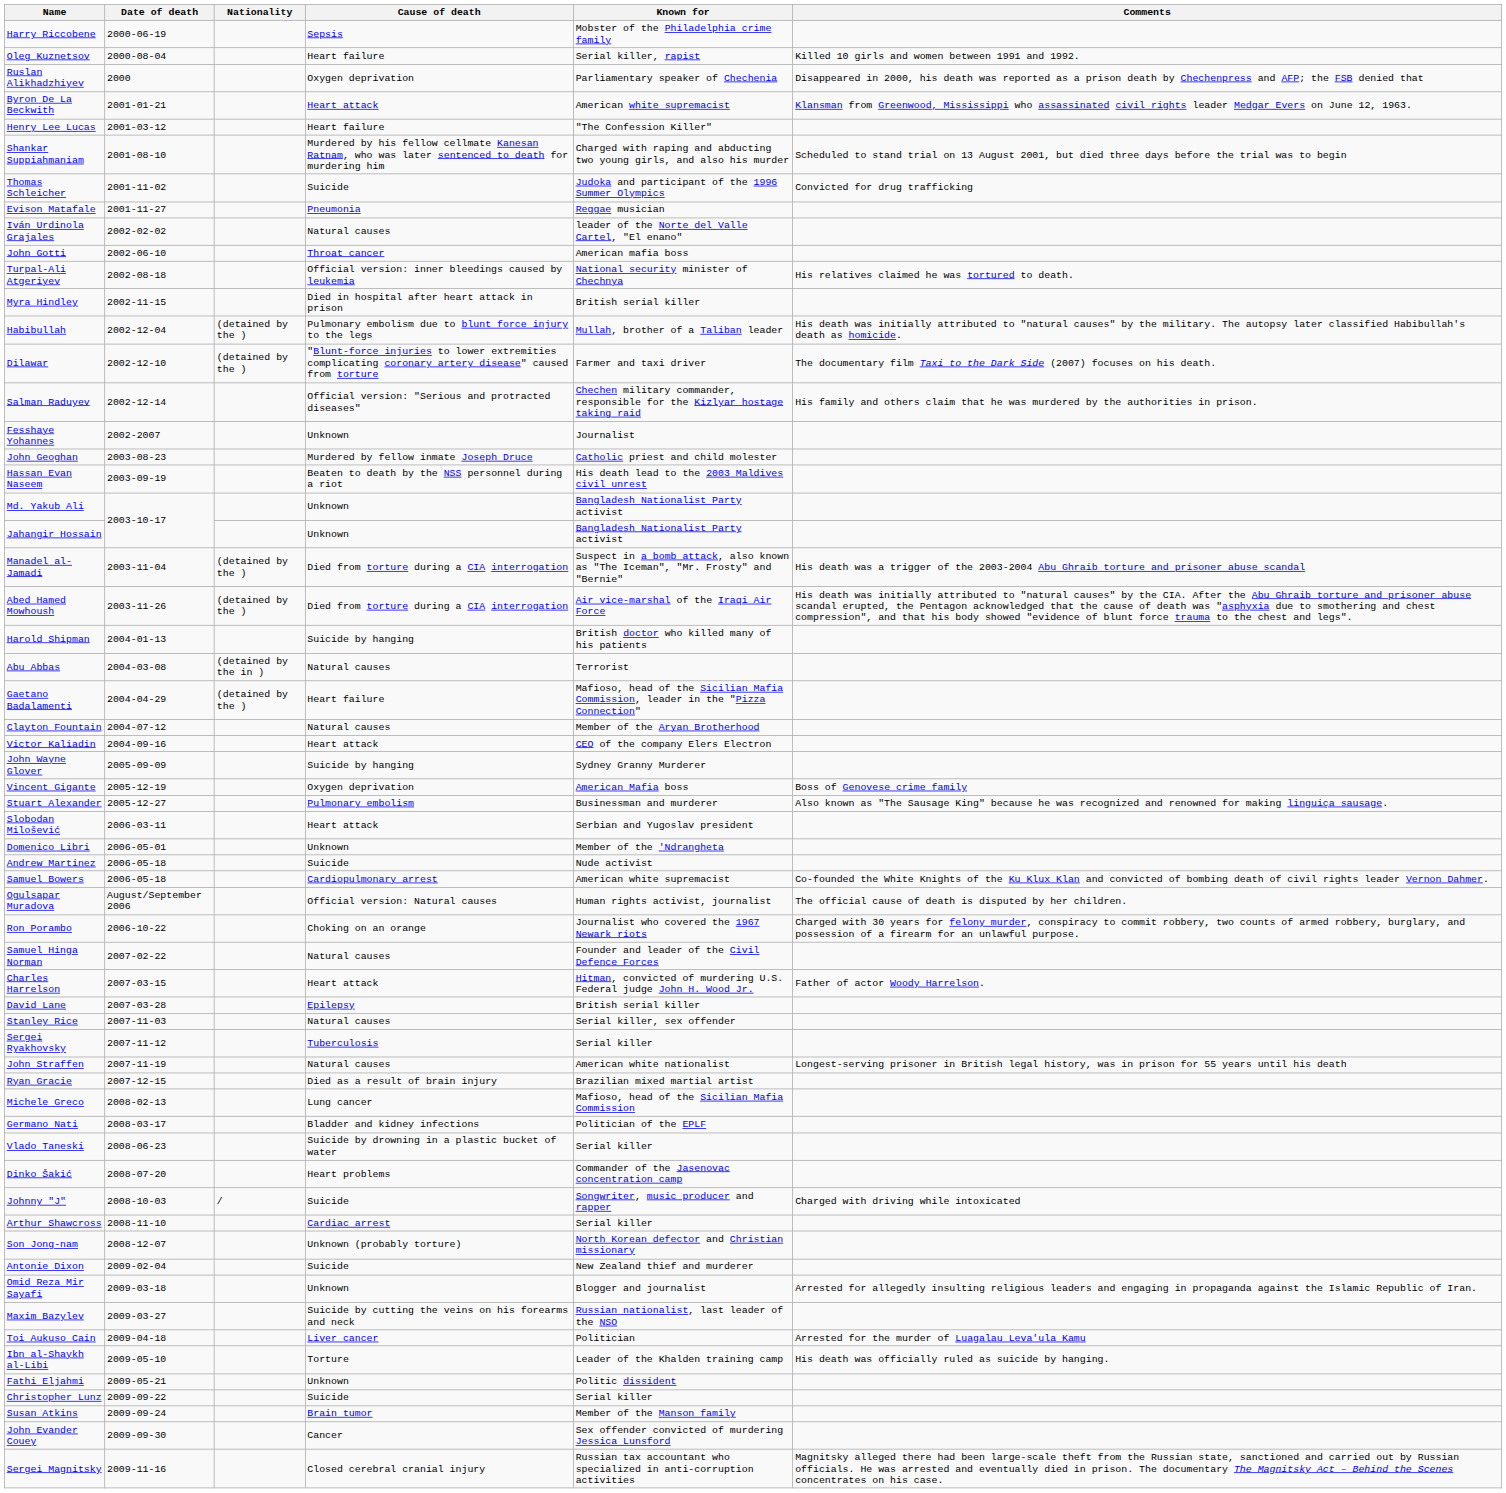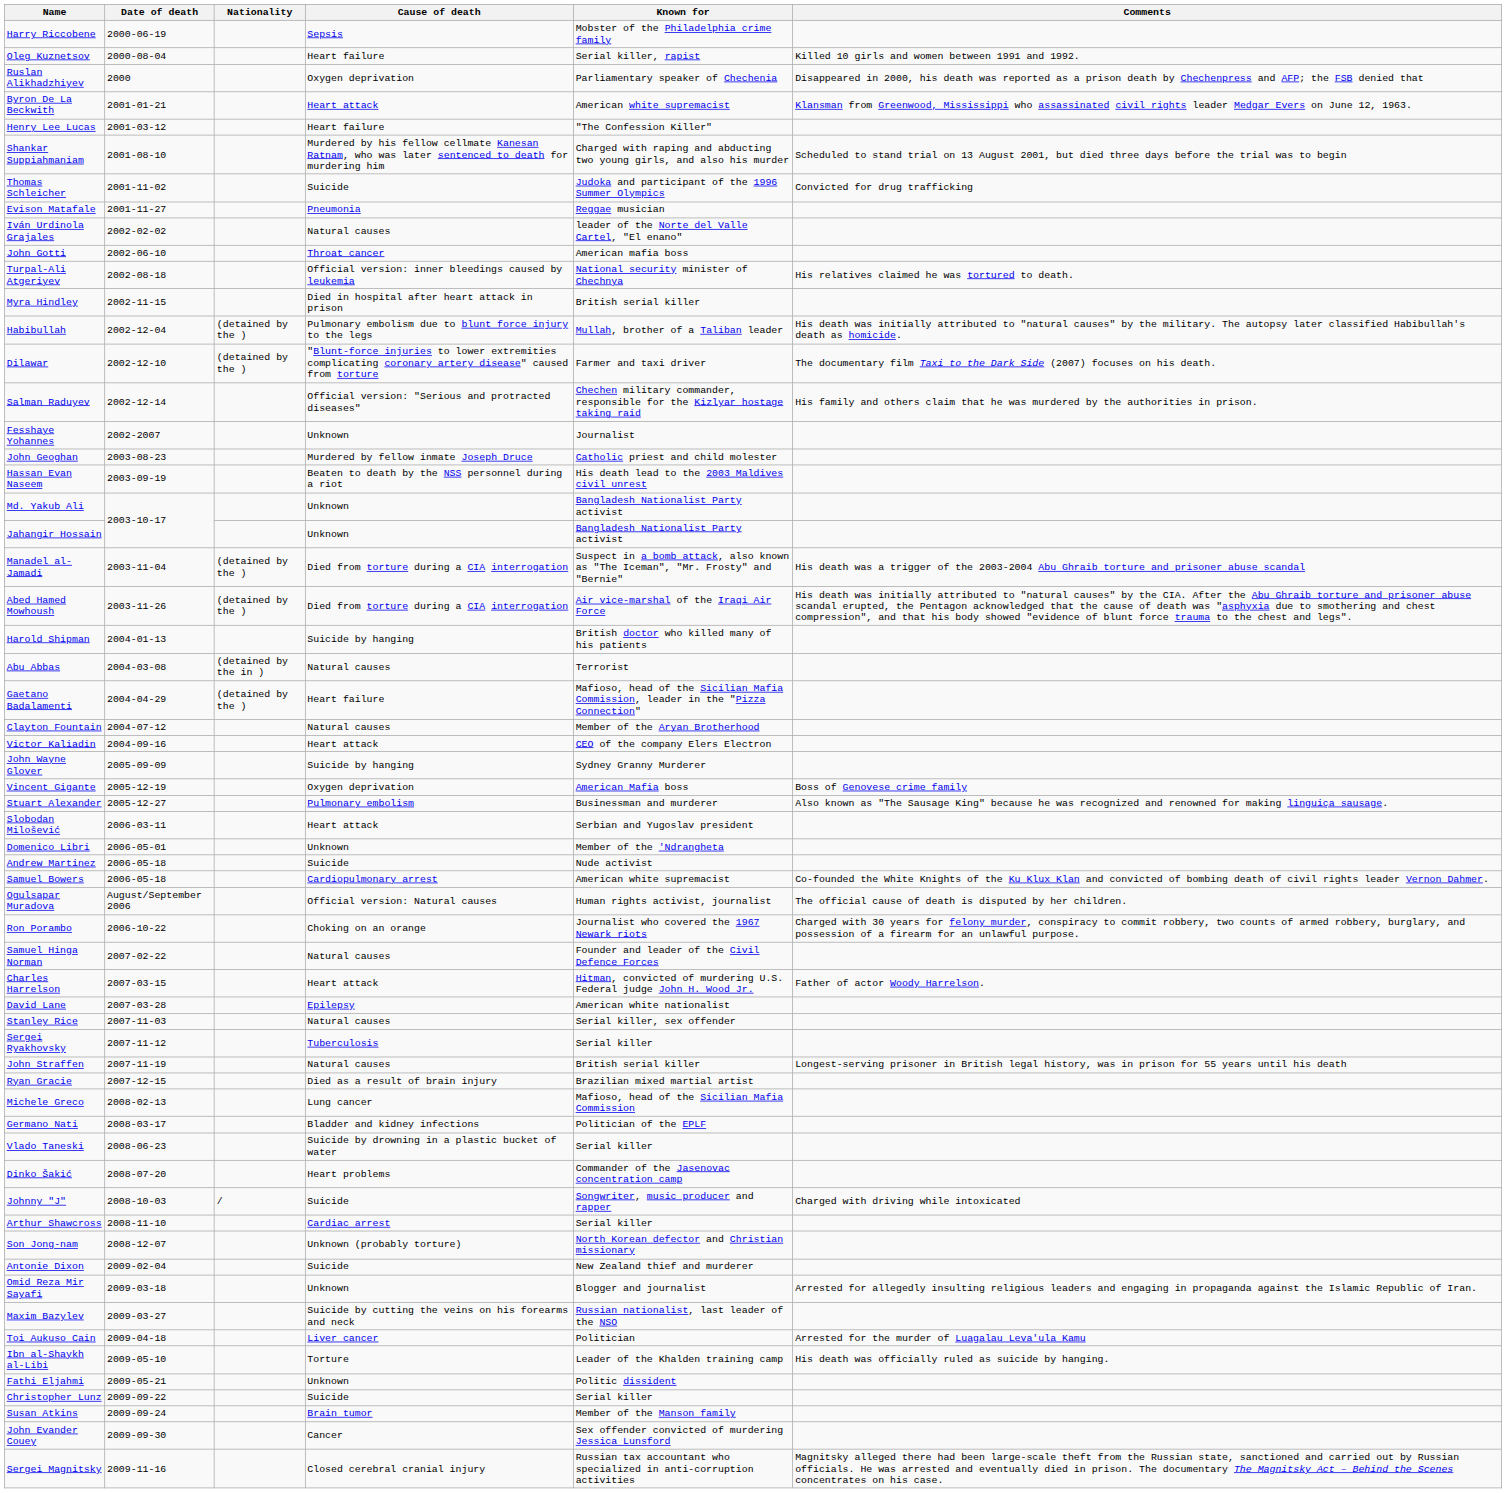(638, 1005) British serial killer -> (653, 1005) American white nationalist
(653, 1065) American white nationalist -> (638, 1065) British serial killer
